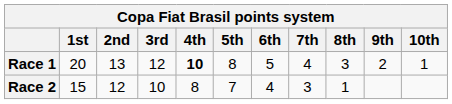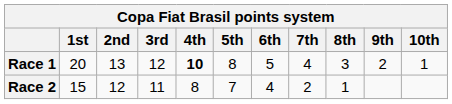(157, 87) 10 -> (157, 87) 11
(308, 87) 3 -> (308, 87) 2
